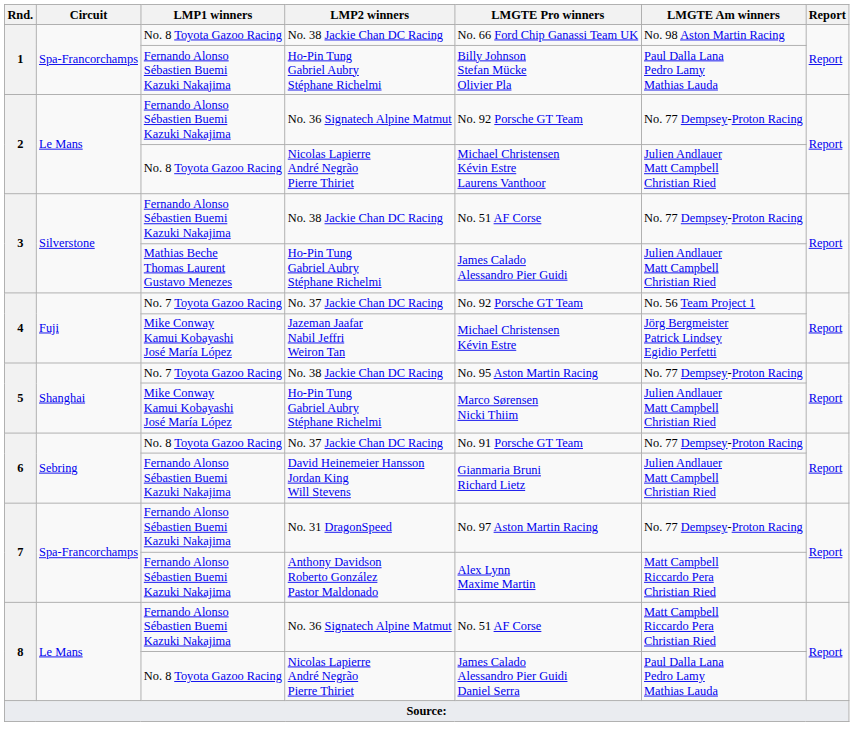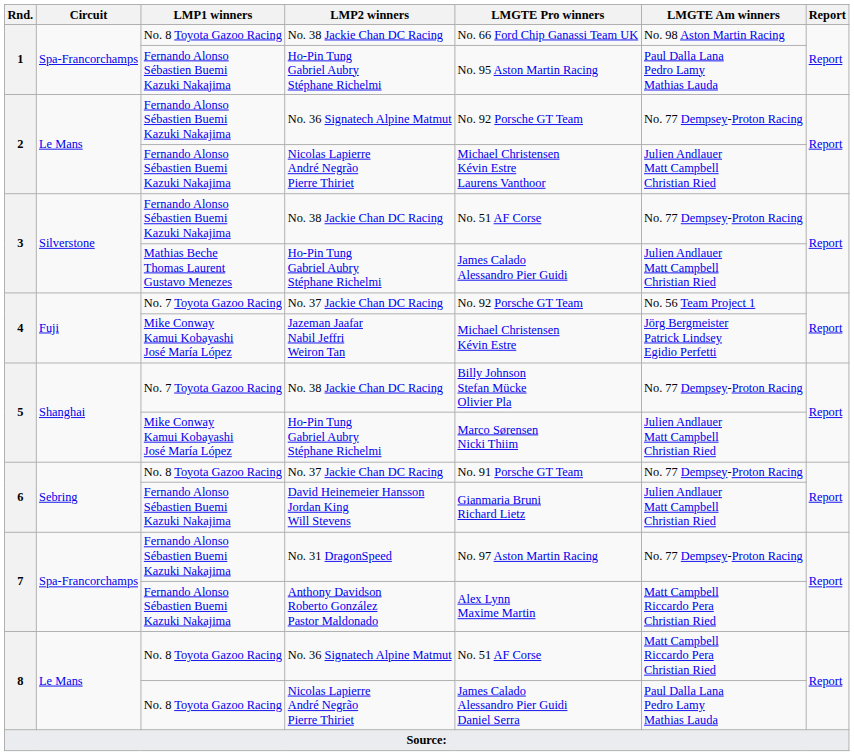(492, 69) Billy Johnson Stefan Mücke Olivier Pla -> (528, 69) No. 95 Aston Martin Racing
(213, 168) No. 8 Toyota Gazoo Racing -> (187, 168) Fernando Alonso Sébastien Buemi Kazuki Nakajima
(528, 372) No. 95 Aston Martin Racing -> (492, 387) Billy Johnson Stefan Mücke Olivier Pla
(187, 626) Fernando Alonso Sébastien Buemi Kazuki Nakajima -> (213, 655) No. 8 Toyota Gazoo Racing
